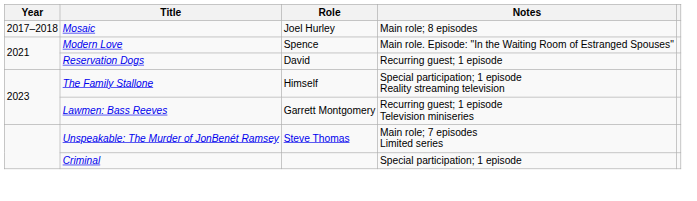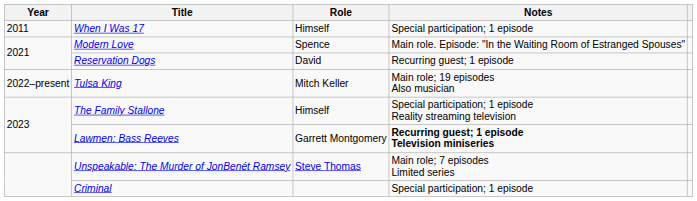+ row: (109, 28)
- row: (79, 28)
+ row: (98, 83)
(441, 111) normal -> (457, 138) bold
